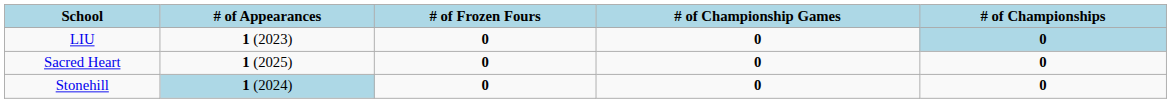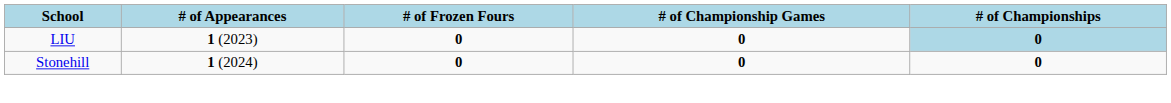- row: (82, 62)
(267, 86) lightblue background -> (232, 62) no background
